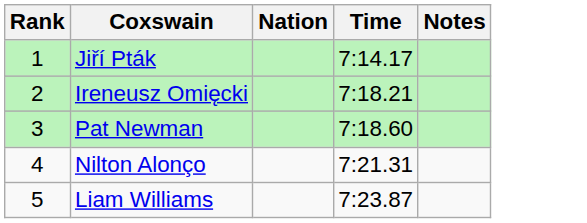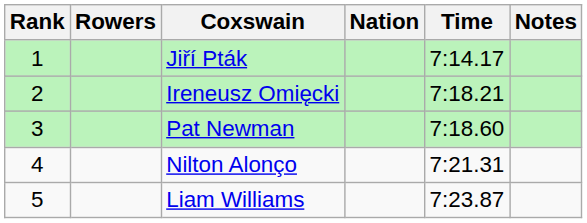+ column: (115, 22)
